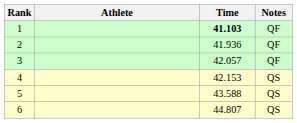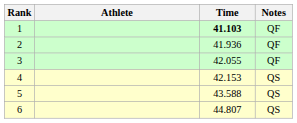(227, 61) 42.057 -> (227, 61) 42.055
